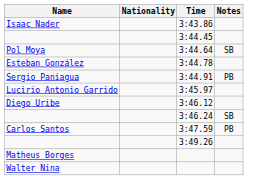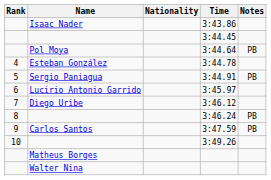+ column: (16, 11)
(229, 50) SB -> (252, 50) PB
(229, 116) SB -> (252, 116) PB
